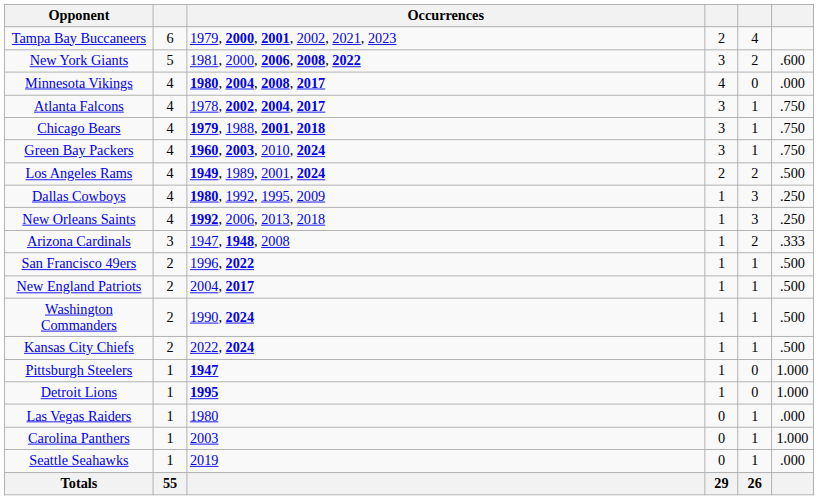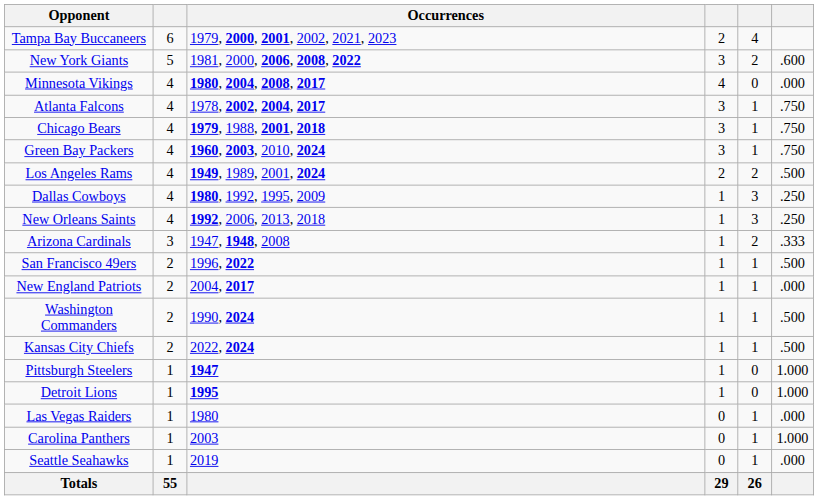(792, 286) .500 -> (792, 286) .000
